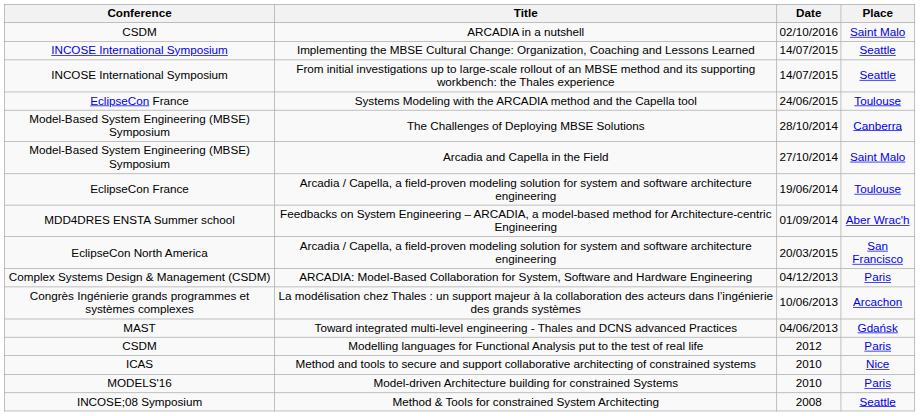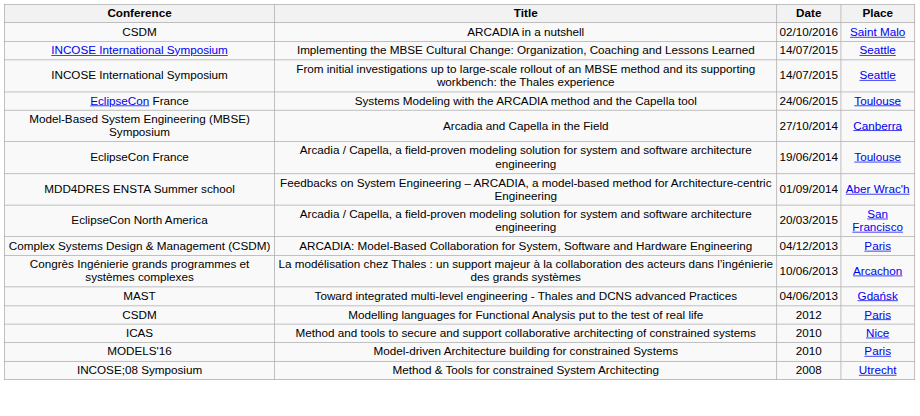- row: (526, 126)
(878, 157) Saint Malo -> (878, 126) Canberra
(878, 402) Seattle -> (878, 370) Utrecht
